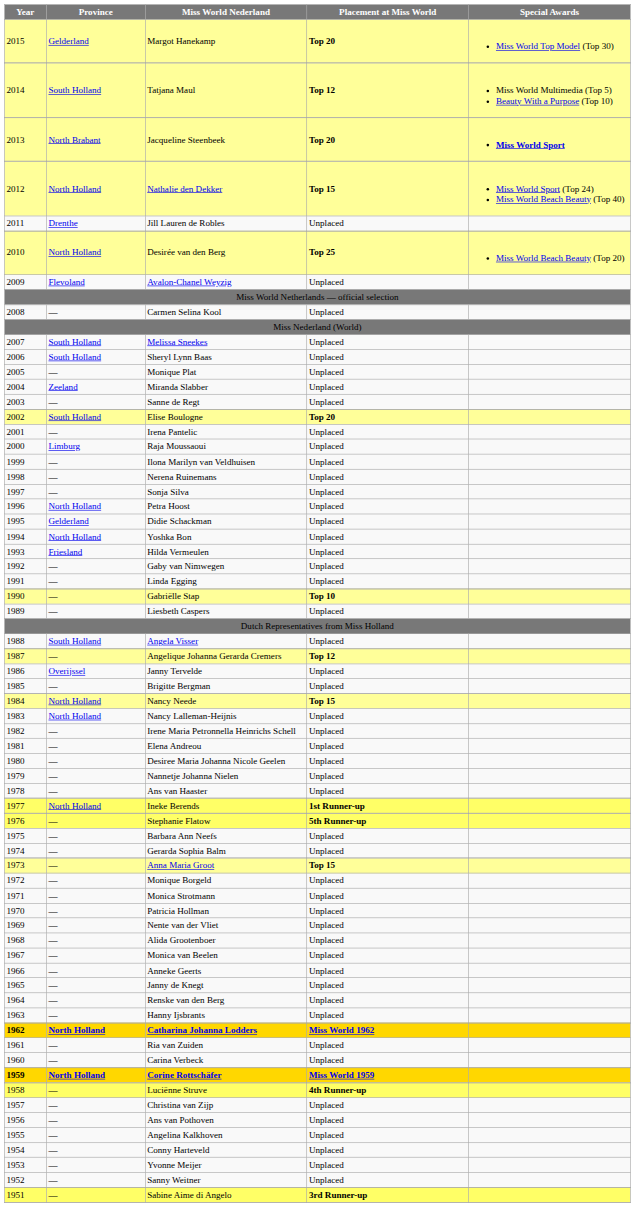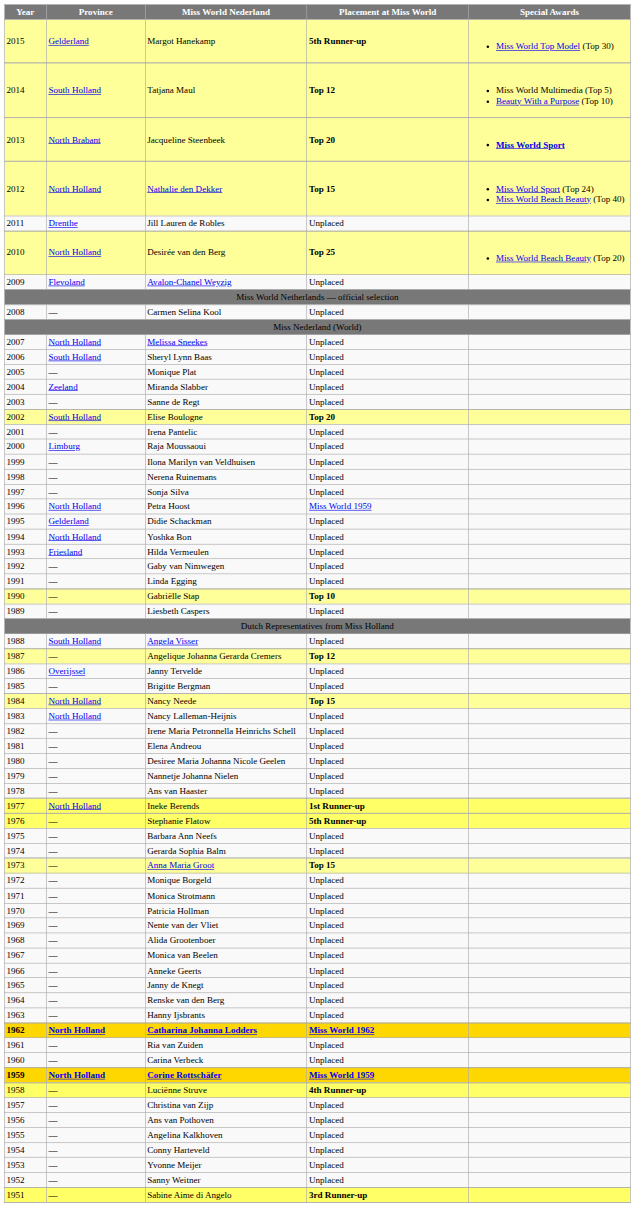(322, 41) Top 20 -> (338, 41) 5th Runner-up
(75, 342) South Holland -> (75, 342) North Holland
(326, 507) Unplaced -> (340, 507) Miss World 1959
